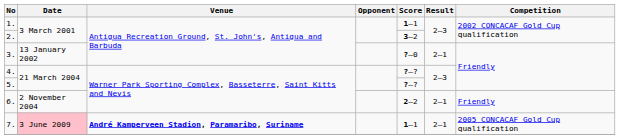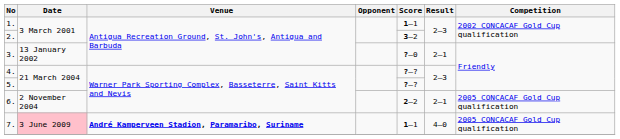(476, 102) Friendly -> (509, 102) 2005 CONCACAF Gold Cup qualification
(440, 124) 2–1 -> (440, 124) 4–0
